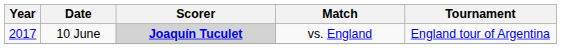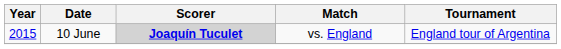(23, 33) 2017 -> (23, 33) 2015
